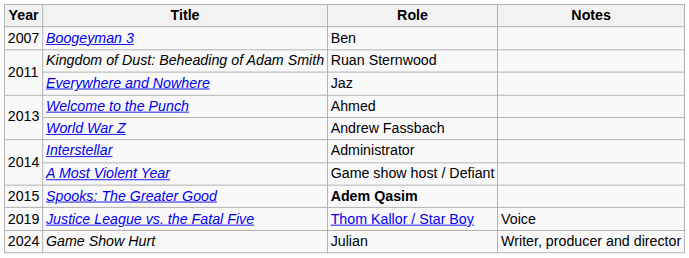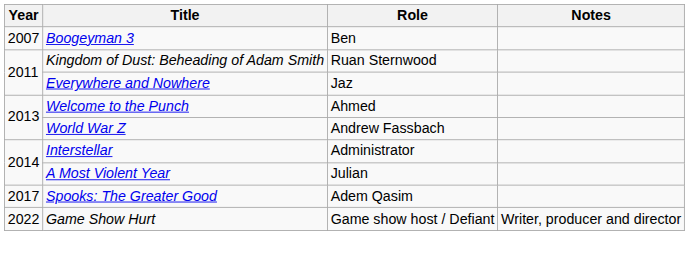(413, 173) Game show host / Defiant -> (349, 173) Julian
(24, 196) 2015 -> (24, 196) 2017
(374, 196) bold -> (372, 196) normal
- row: (150, 219)
(24, 241) 2024 -> (24, 219) 2022
(349, 241) Julian -> (413, 219) Game show host / Defiant
